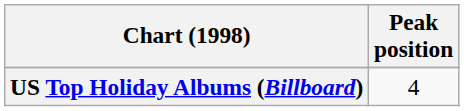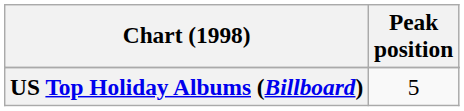(414, 86) 4 -> (414, 86) 5
